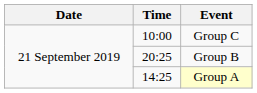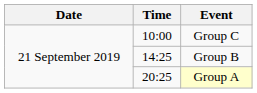(157, 56) 20:25 -> (157, 56) 14:25
(157, 77) 14:25 -> (157, 77) 20:25
